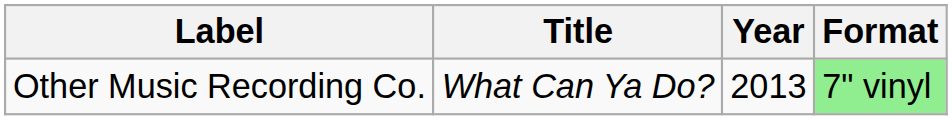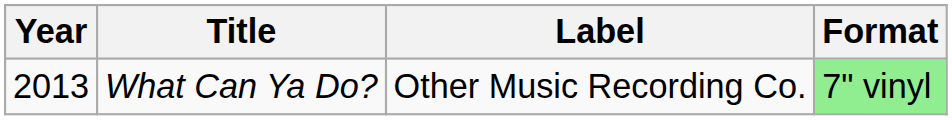columns swapped: (768, 31) <-> (219, 31)
